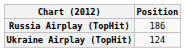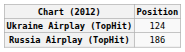rows swapped: (69, 26) <-> (69, 40)
